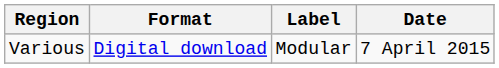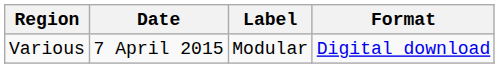columns swapped: (425, 19) <-> (180, 19)
